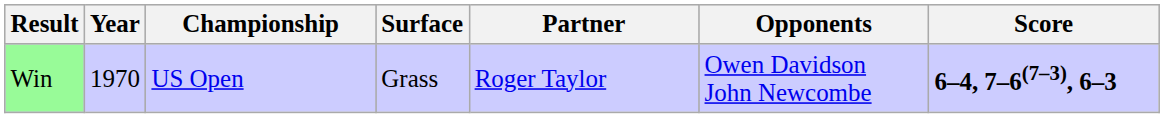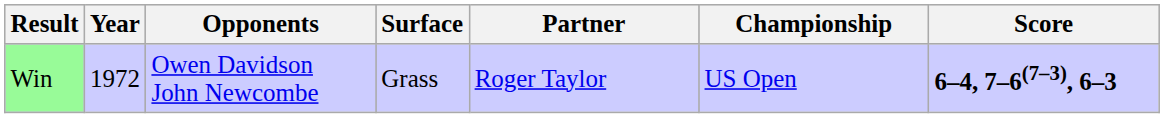columns swapped: (261, 24) <-> (814, 24)
(115, 77) 1970 -> (115, 77) 1972
